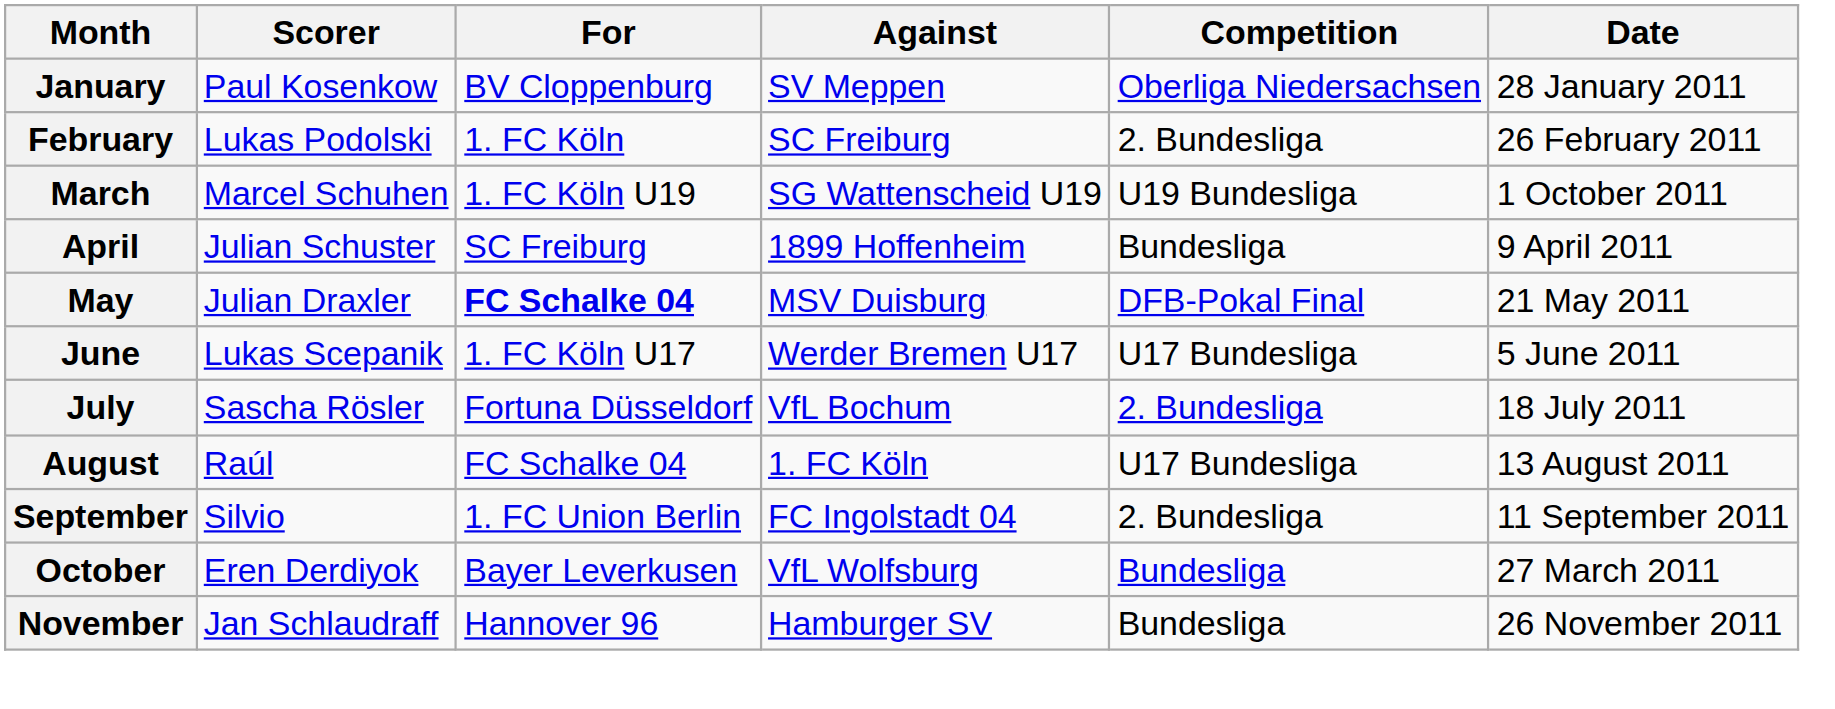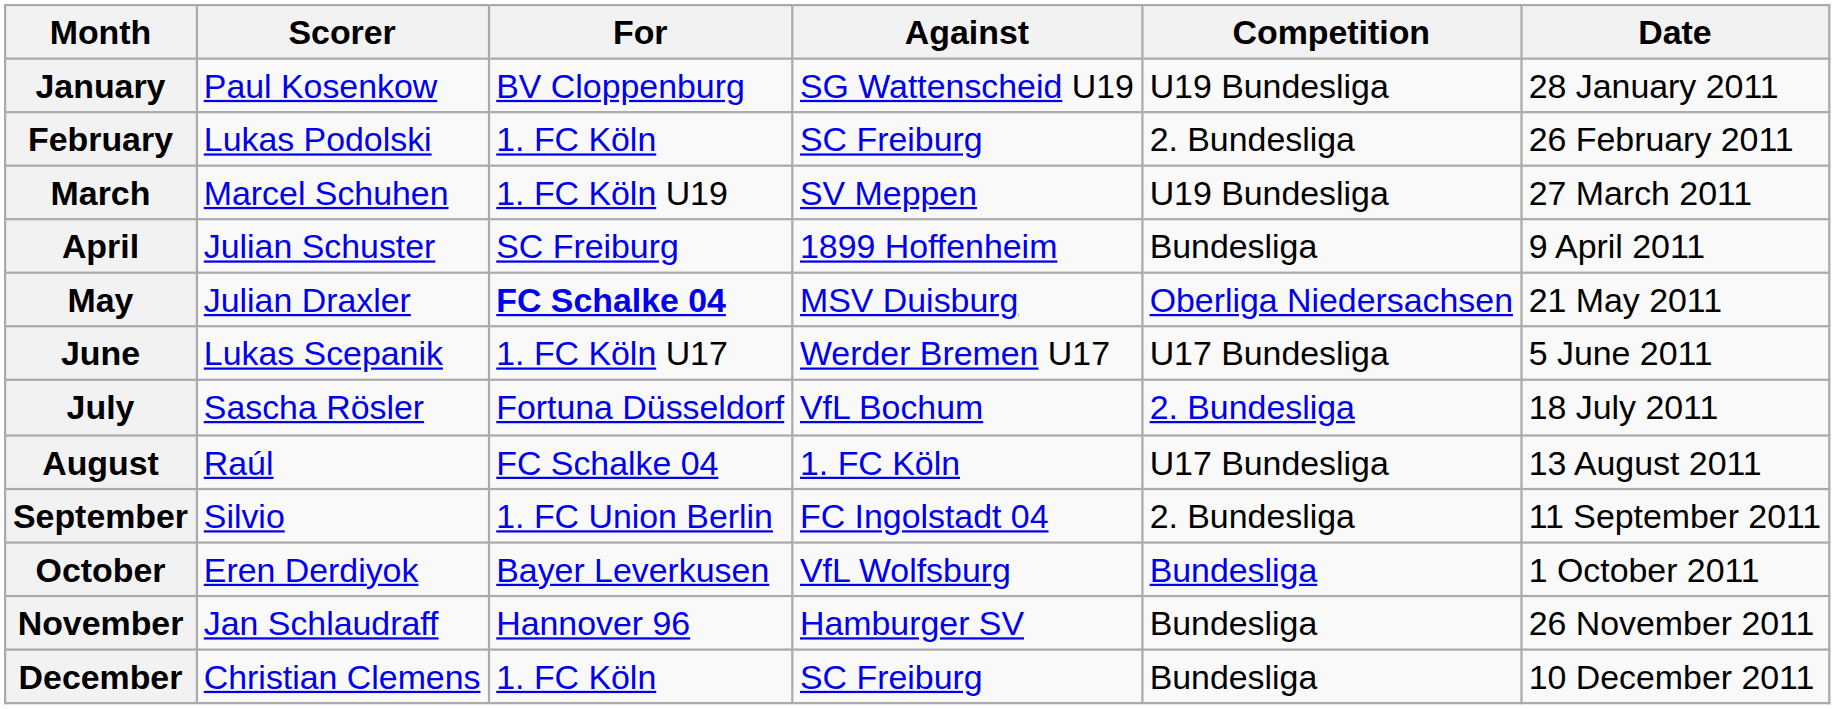(857, 86) SV Meppen -> (967, 86) SG Wattenscheid U19
(1299, 86) Oberliga Niedersachsen -> (1269, 86) U19 Bundesliga
(935, 193) SG Wattenscheid U19 -> (889, 193) SV Meppen
(1612, 193) 1 October 2011 -> (1640, 193) 27 March 2011
(1241, 300) DFB-Pokal Final -> (1331, 300) Oberliga Niedersachsen
(1608, 569) 27 March 2011 -> (1644, 569) 1 October 2011
+ row: (100, 676)
